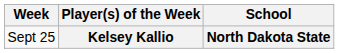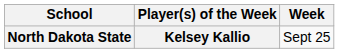columns swapped: (31, 15) <-> (269, 15)
